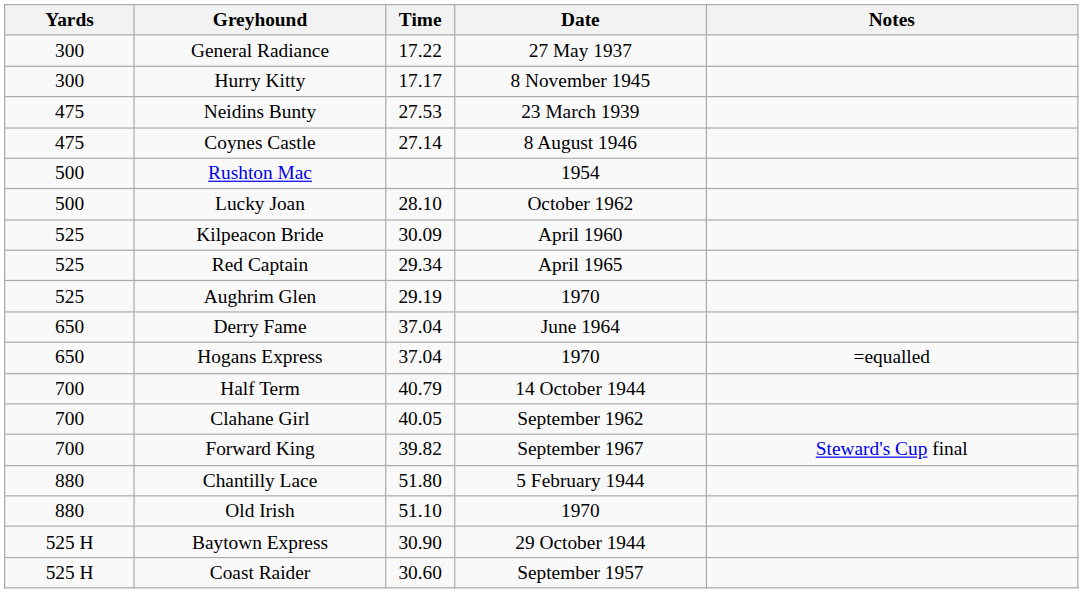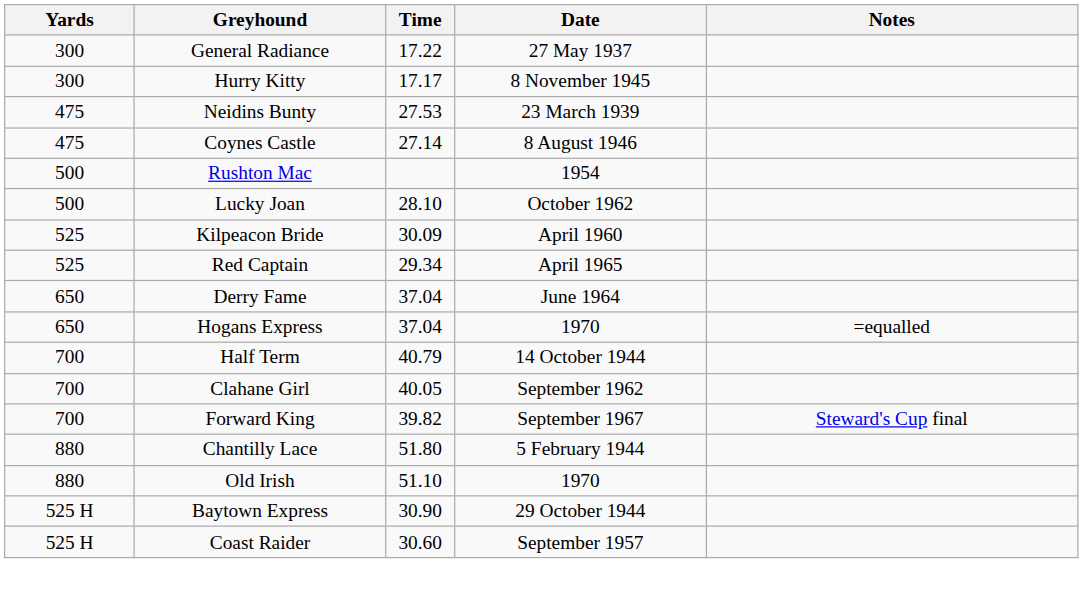- row: (260, 296)
